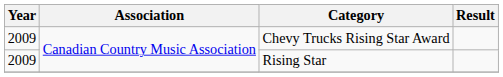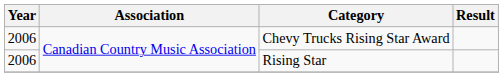(22, 38) 2009 -> (22, 38) 2006
(22, 60) 2009 -> (22, 60) 2006
